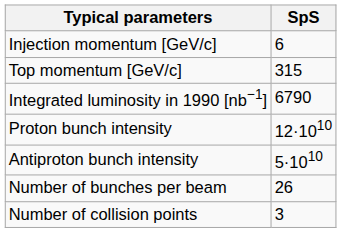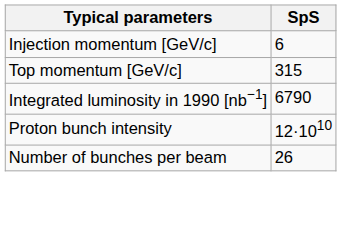- row: (103, 159)
- row: (103, 214)
